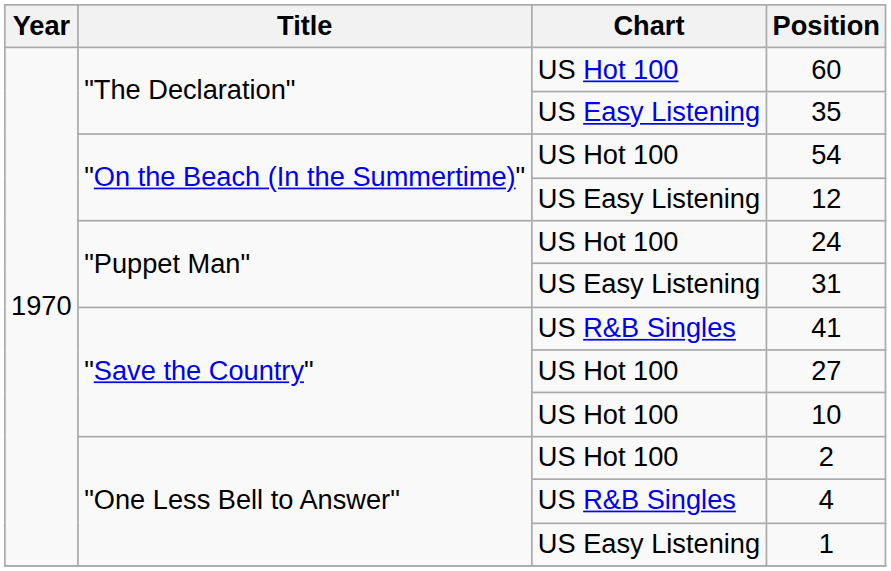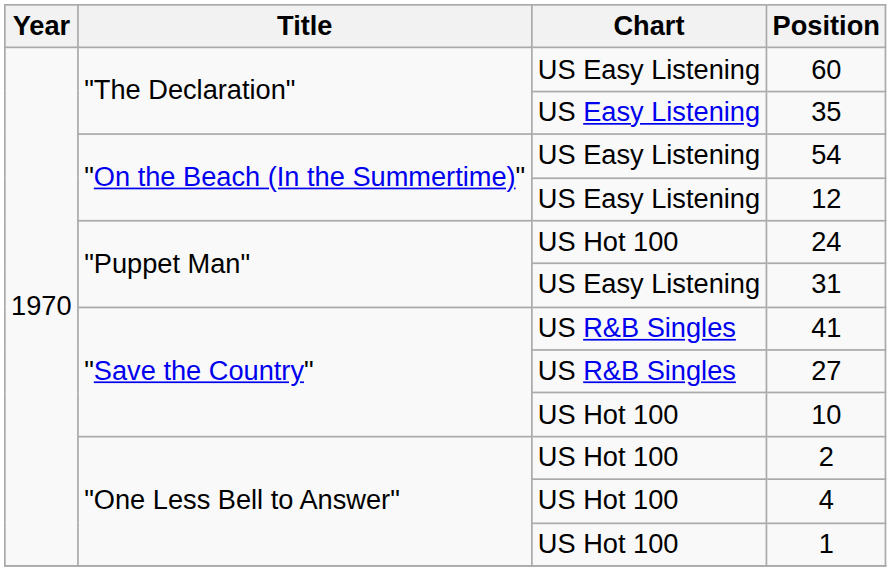(608, 69) US Hot 100 -> (649, 69) US Easy Listening
(608, 155) US Hot 100 -> (649, 155) US Easy Listening
(608, 371) US Hot 100 -> (637, 371) US R&B Singles
(637, 500) US R&B Singles -> (608, 500) US Hot 100
(649, 543) US Easy Listening -> (608, 543) US Hot 100
